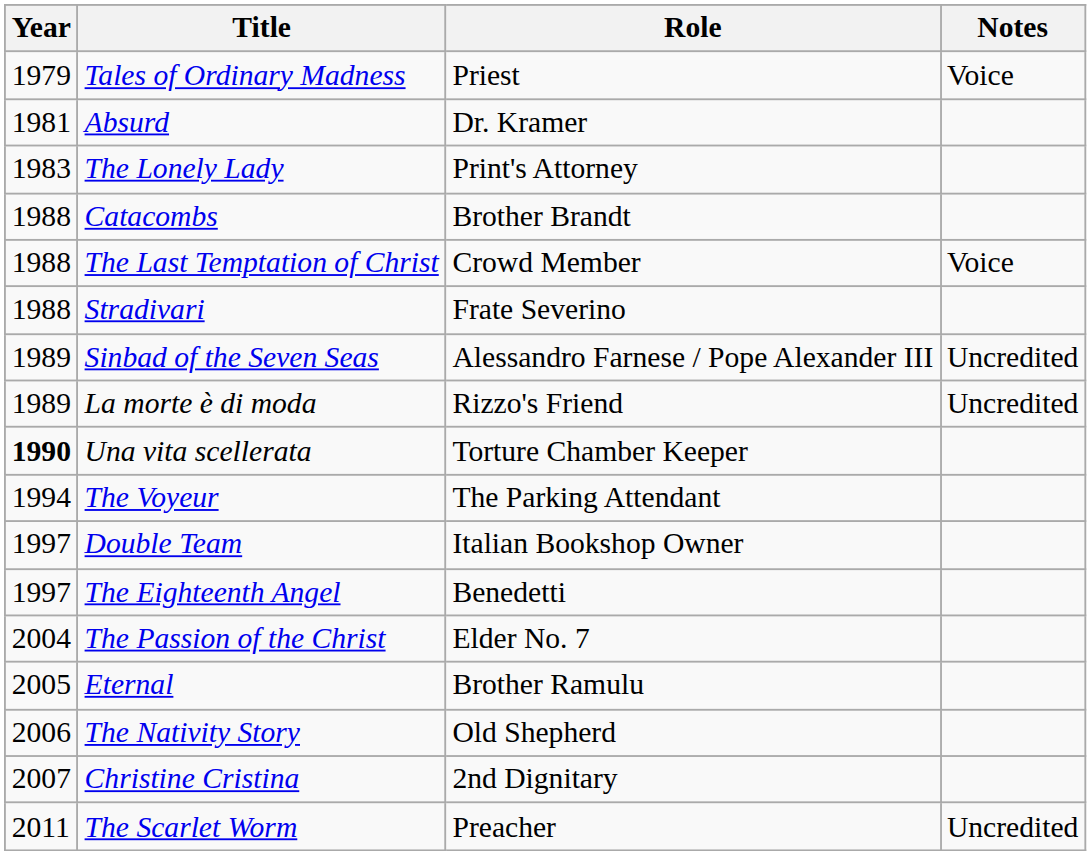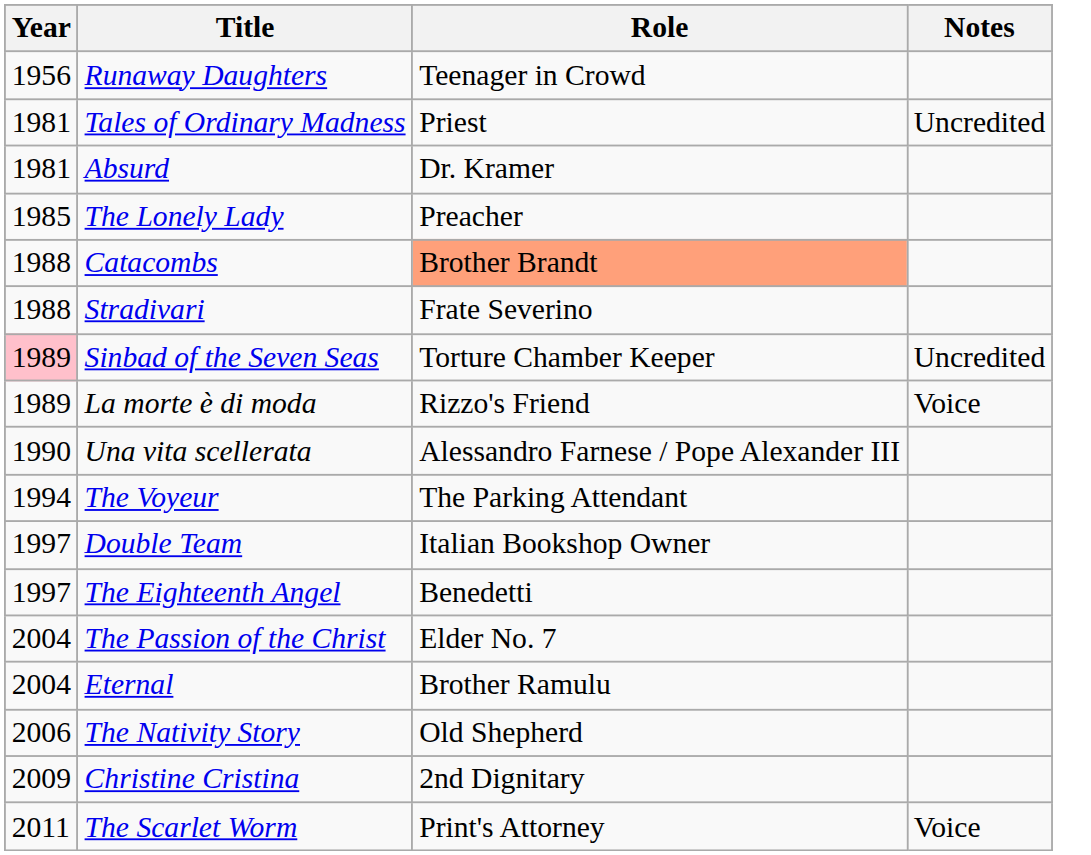+ row: (206, 74)
(41, 74) 1979 -> (41, 121) 1981
(980, 74) Voice -> (979, 121) Uncredited
(41, 168) 1983 -> (41, 215) 1985
(545, 168) Print's Attorney -> (471, 215) Preacher
(542, 215) no background -> (508, 262) lightsalmon background
- row: (262, 262)
(41, 356) no background -> (41, 356) pink background
(693, 356) Alessandro Farnese / Pope Alexander III -> (567, 356) Torture Chamber Keeper
(1013, 403) Uncredited -> (947, 403) Voice
(41, 450) bold -> (41, 450) normal
(600, 450) Torture Chamber Keeper -> (660, 450) Alessandro Farnese / Pope Alexander III
(41, 685) 2005 -> (41, 685) 2004
(41, 779) 2007 -> (41, 779) 2009
(504, 826) Preacher -> (512, 826) Print's Attorney
(1013, 826) Uncredited -> (947, 826) Voice
